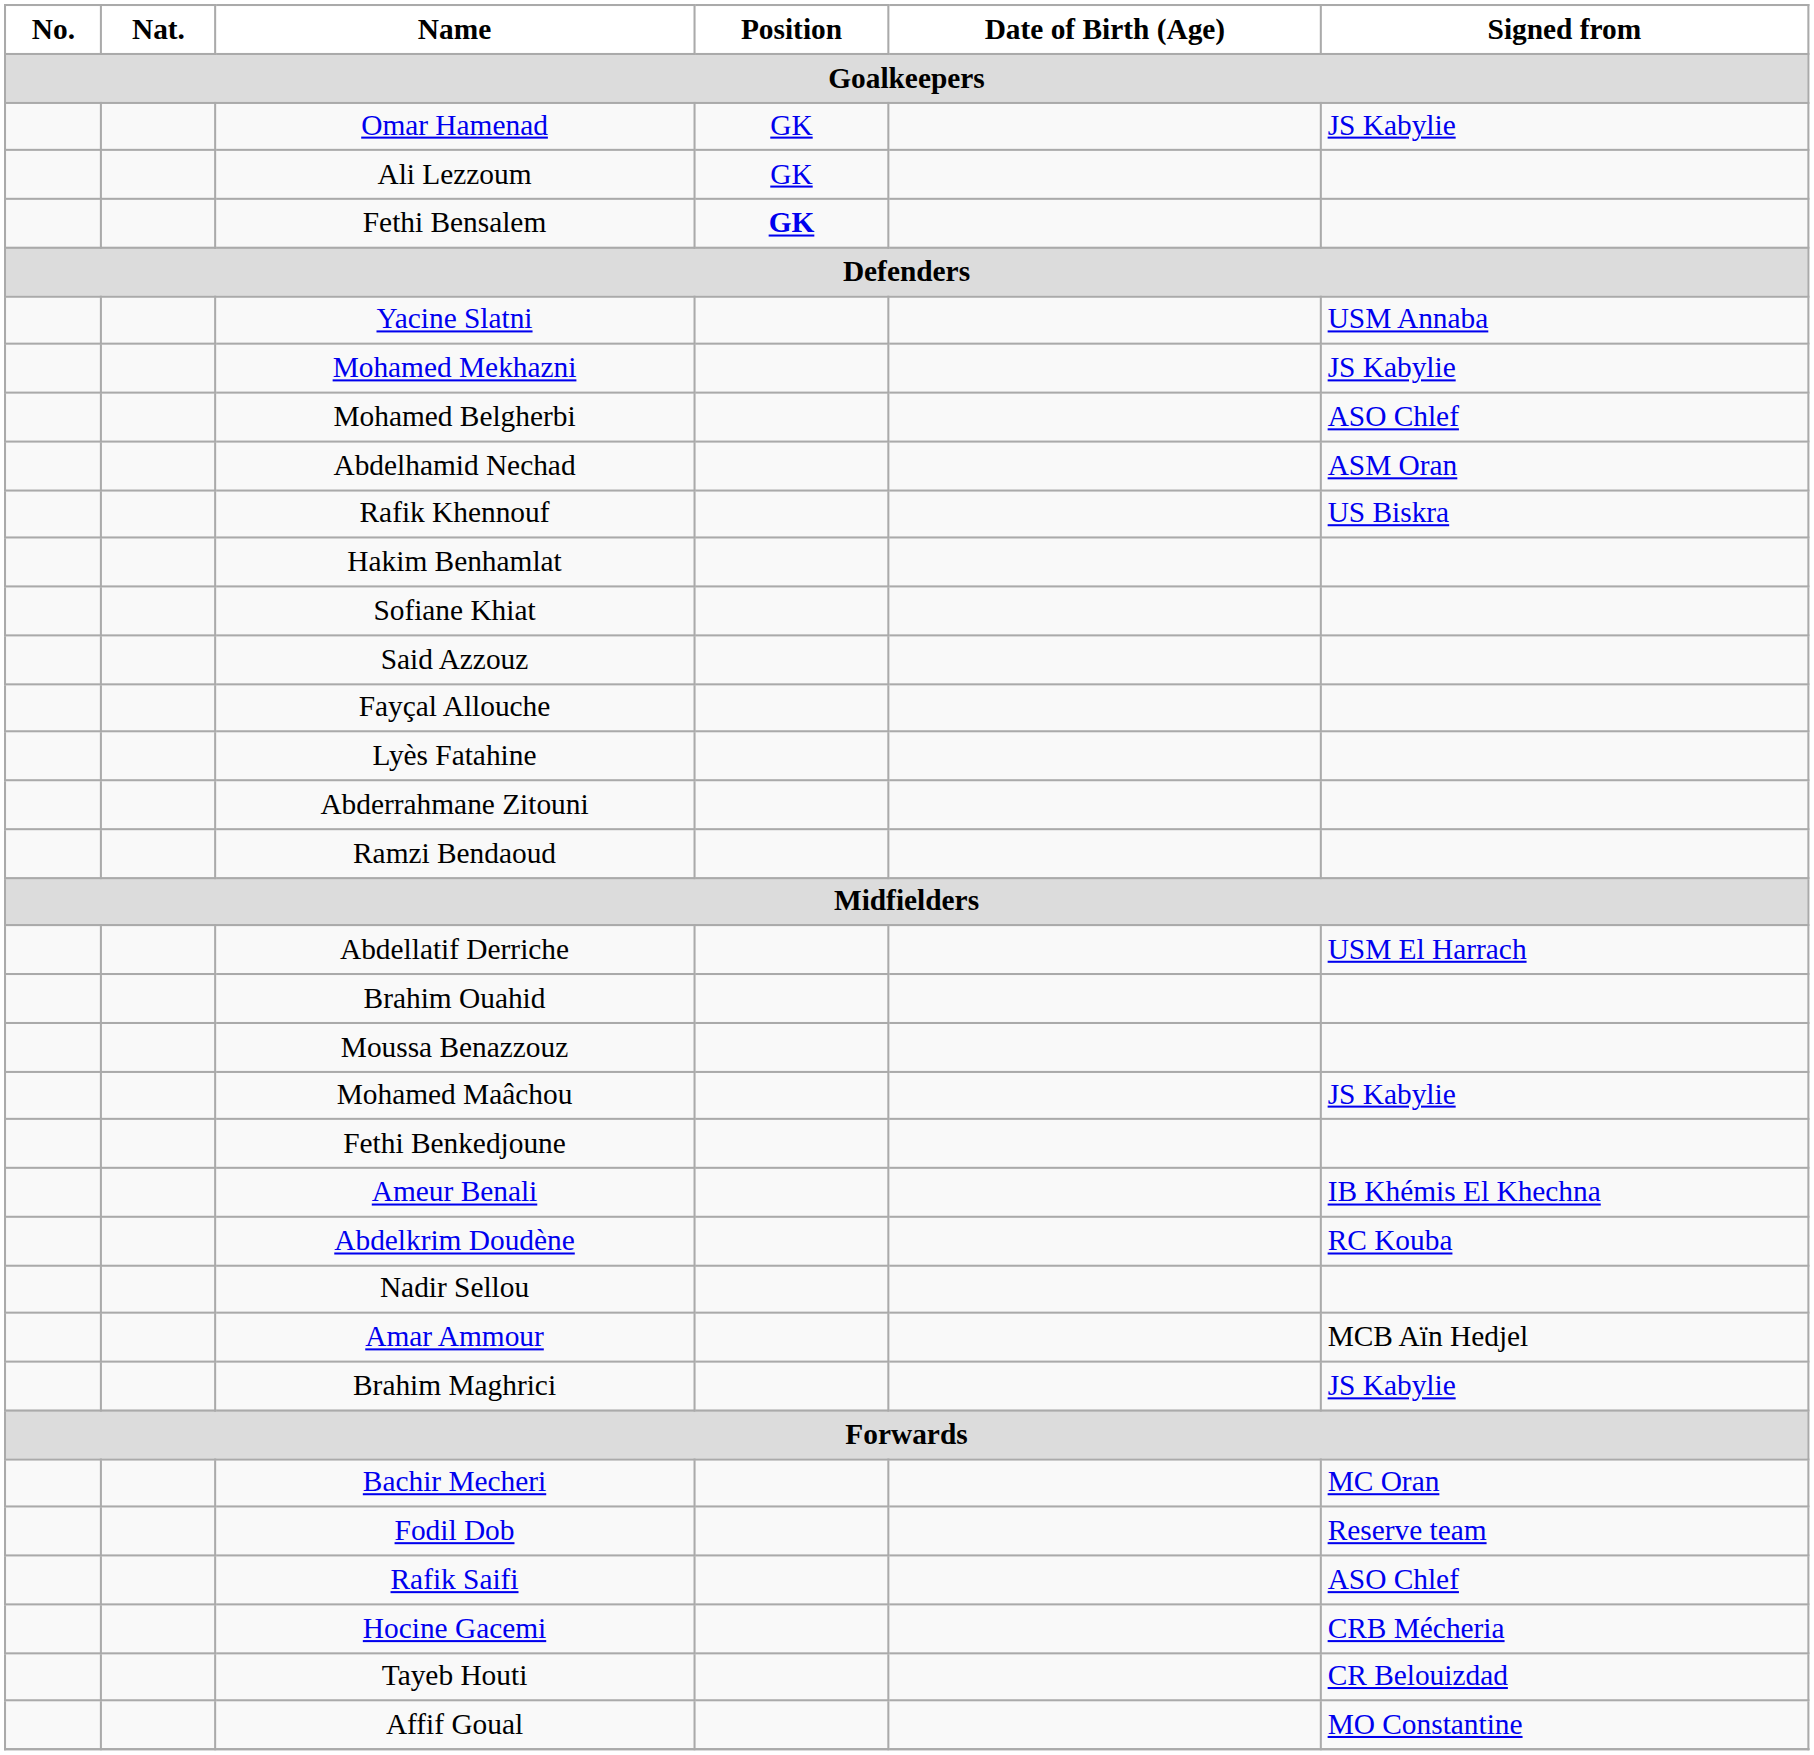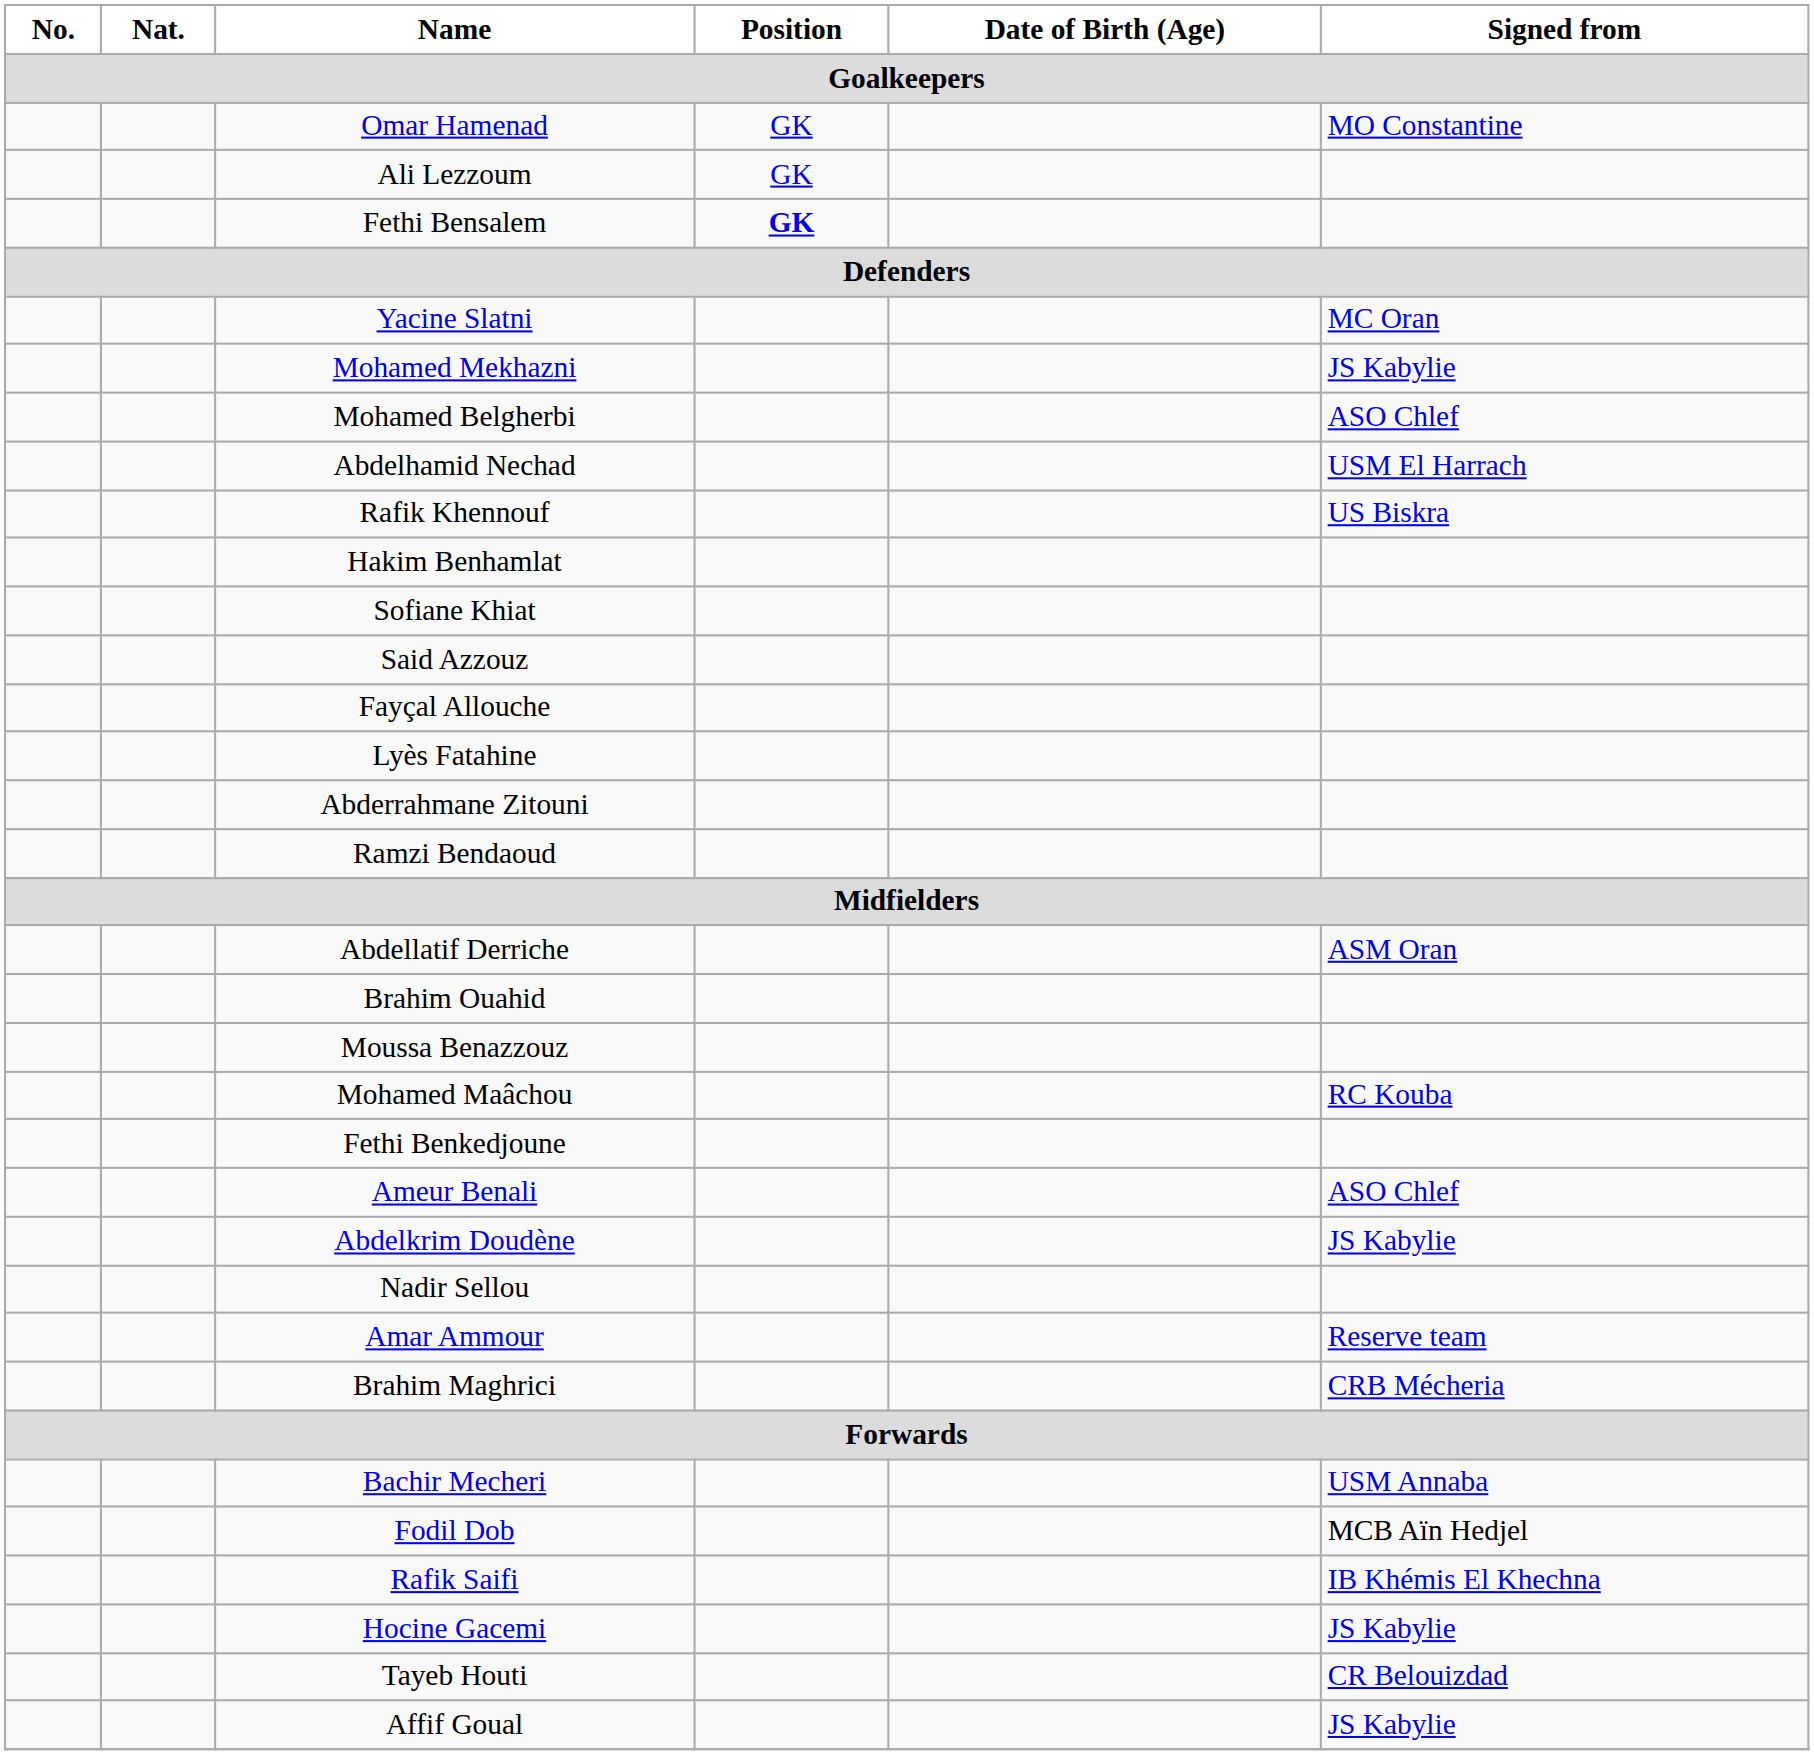(1392, 126) JS Kabylie -> (1425, 126) MO Constantine
(1408, 319) USM Annaba -> (1384, 319) MC Oran
(1392, 465) ASM Oran -> (1427, 465) USM El Harrach
(1427, 949) USM El Harrach -> (1392, 949) ASM Oran
(1392, 1095) JS Kabylie -> (1390, 1095) RC Kouba
(1464, 1191) IB Khémis El Khechna -> (1393, 1191) ASO Chlef
(1390, 1240) RC Kouba -> (1392, 1240) JS Kabylie
(1428, 1337) MCB Aïn Hedjel -> (1407, 1337) Reserve team
(1392, 1385) JS Kabylie -> (1416, 1385) CRB Mécheria
(1384, 1482) MC Oran -> (1408, 1482) USM Annaba
(1407, 1531) Reserve team -> (1428, 1531) MCB Aïn Hedjel
(1393, 1579) ASO Chlef -> (1464, 1579) IB Khémis El Khechna
(1416, 1627) CRB Mécheria -> (1392, 1627) JS Kabylie
(1425, 1724) MO Constantine -> (1392, 1724) JS Kabylie
